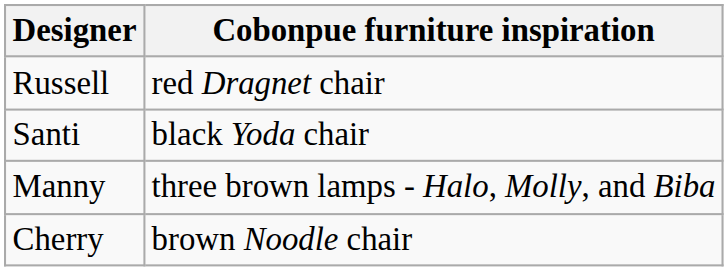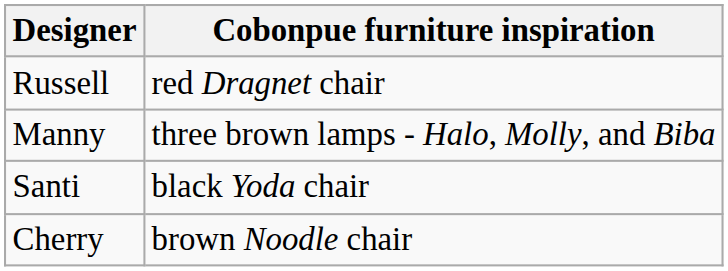rows swapped: (46, 134) <-> (59, 186)
